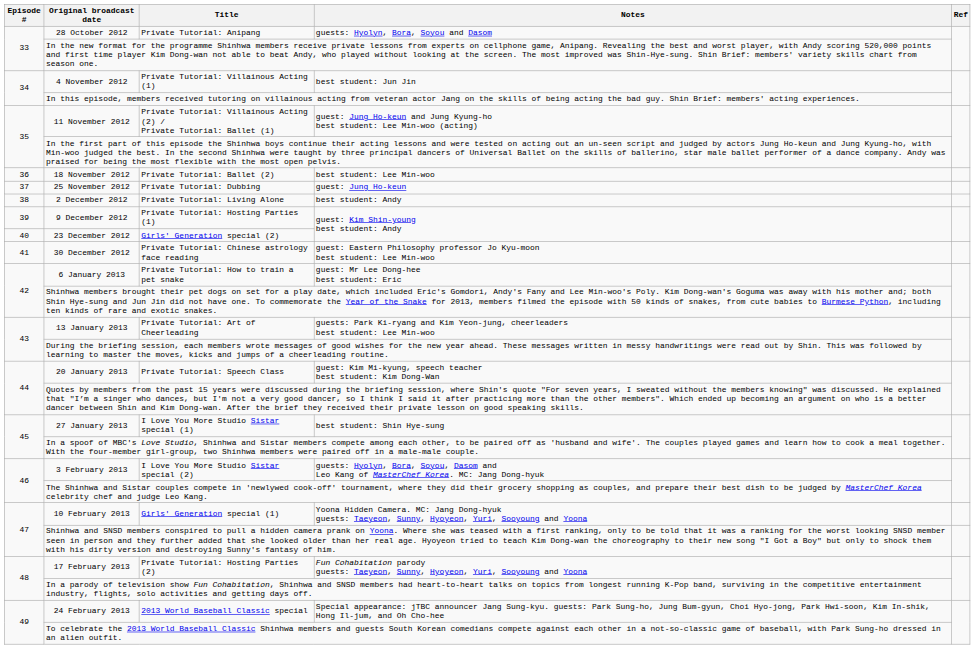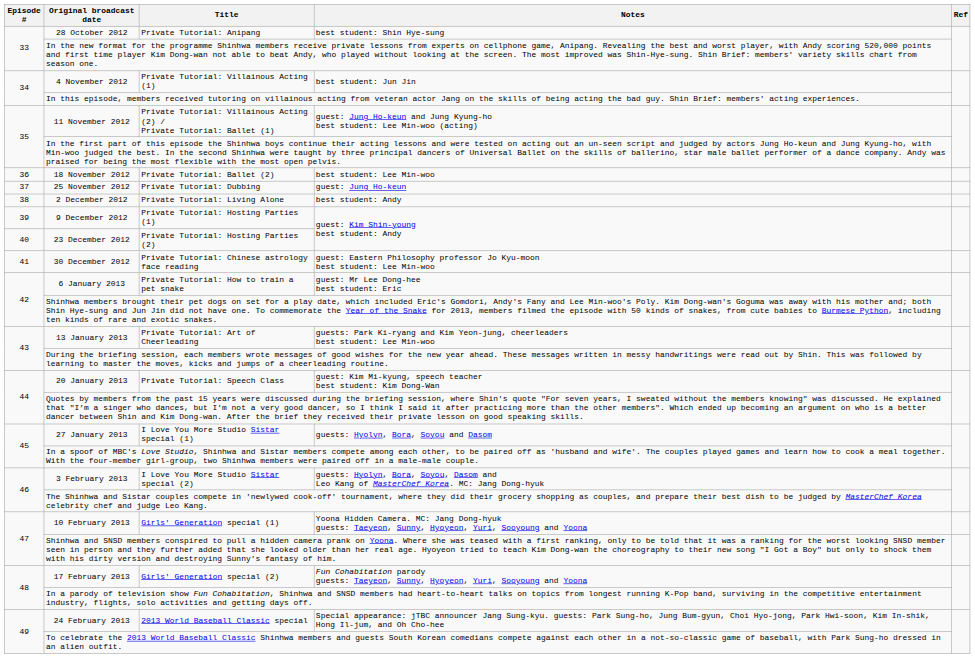(404, 33) guests: Hyolyn, Bora, Soyou and Dasom -> (380, 33) best student: Shin Hye-sung
(210, 235) Girls' Generation special (2) -> (220, 240) Private Tutorial: Hosting Parties (2)
(380, 426) best student: Shin Hye-sung -> (404, 435) guests: Hyolyn, Bora, Soyou and Dasom
(220, 567) Private Tutorial: Hosting Parties (2) -> (210, 576) Girls' Generation special (2)
